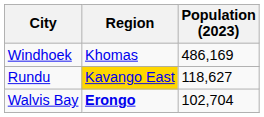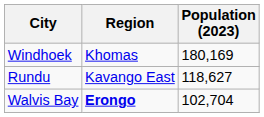(207, 54) 486,169 -> (207, 54) 180,169
(130, 77) gold background -> (130, 77) no background
